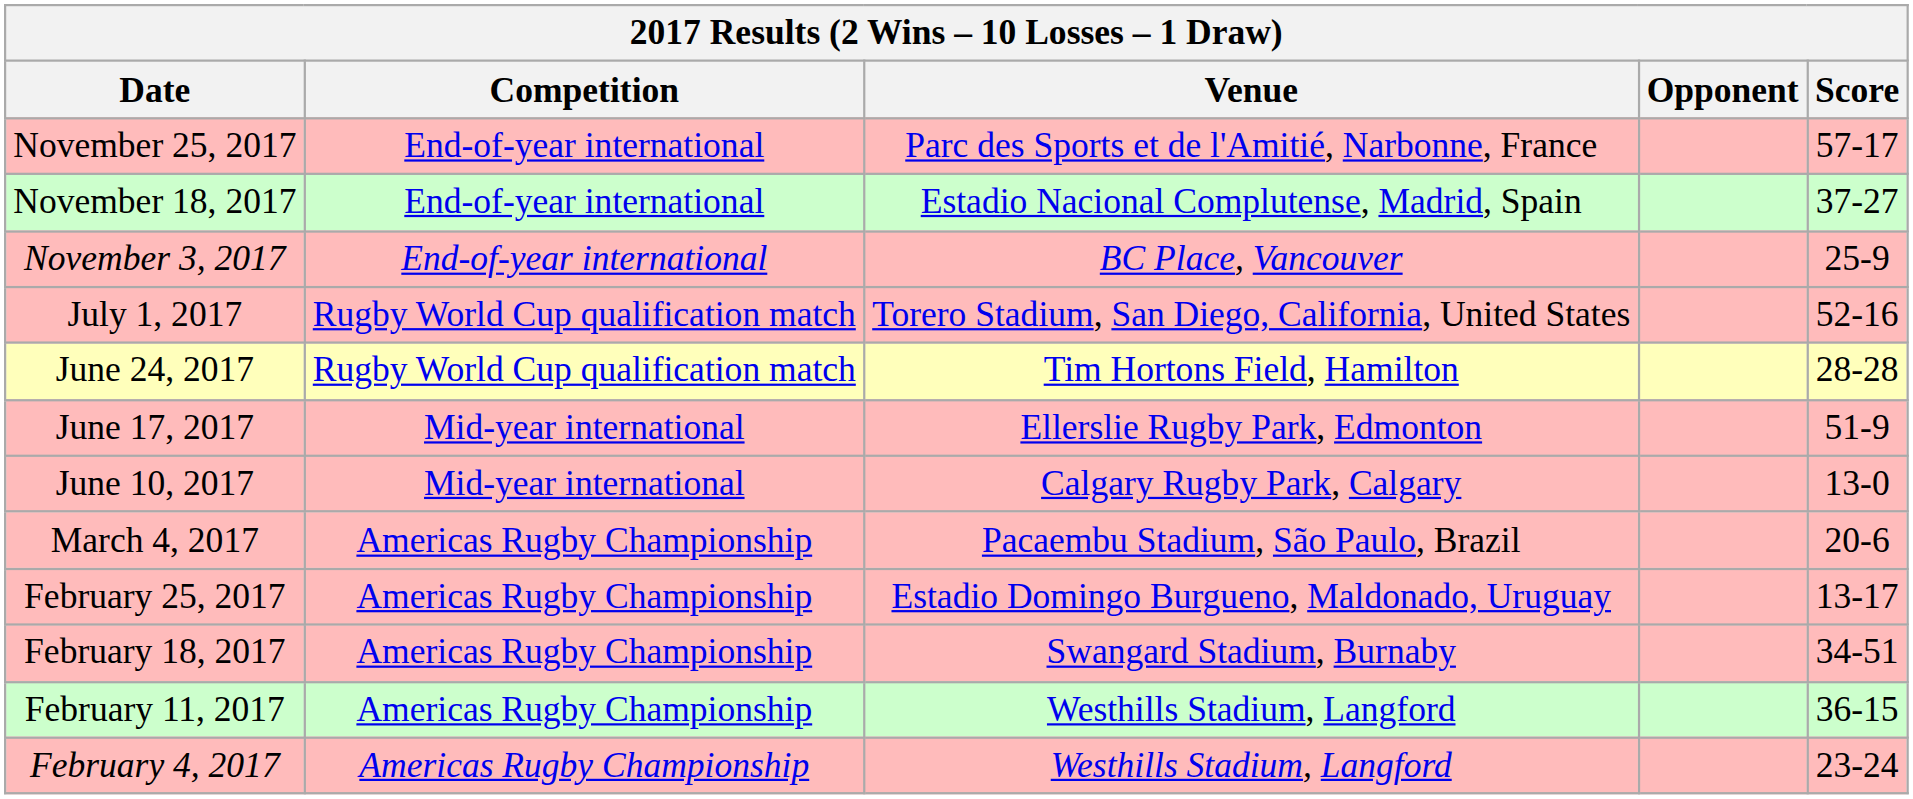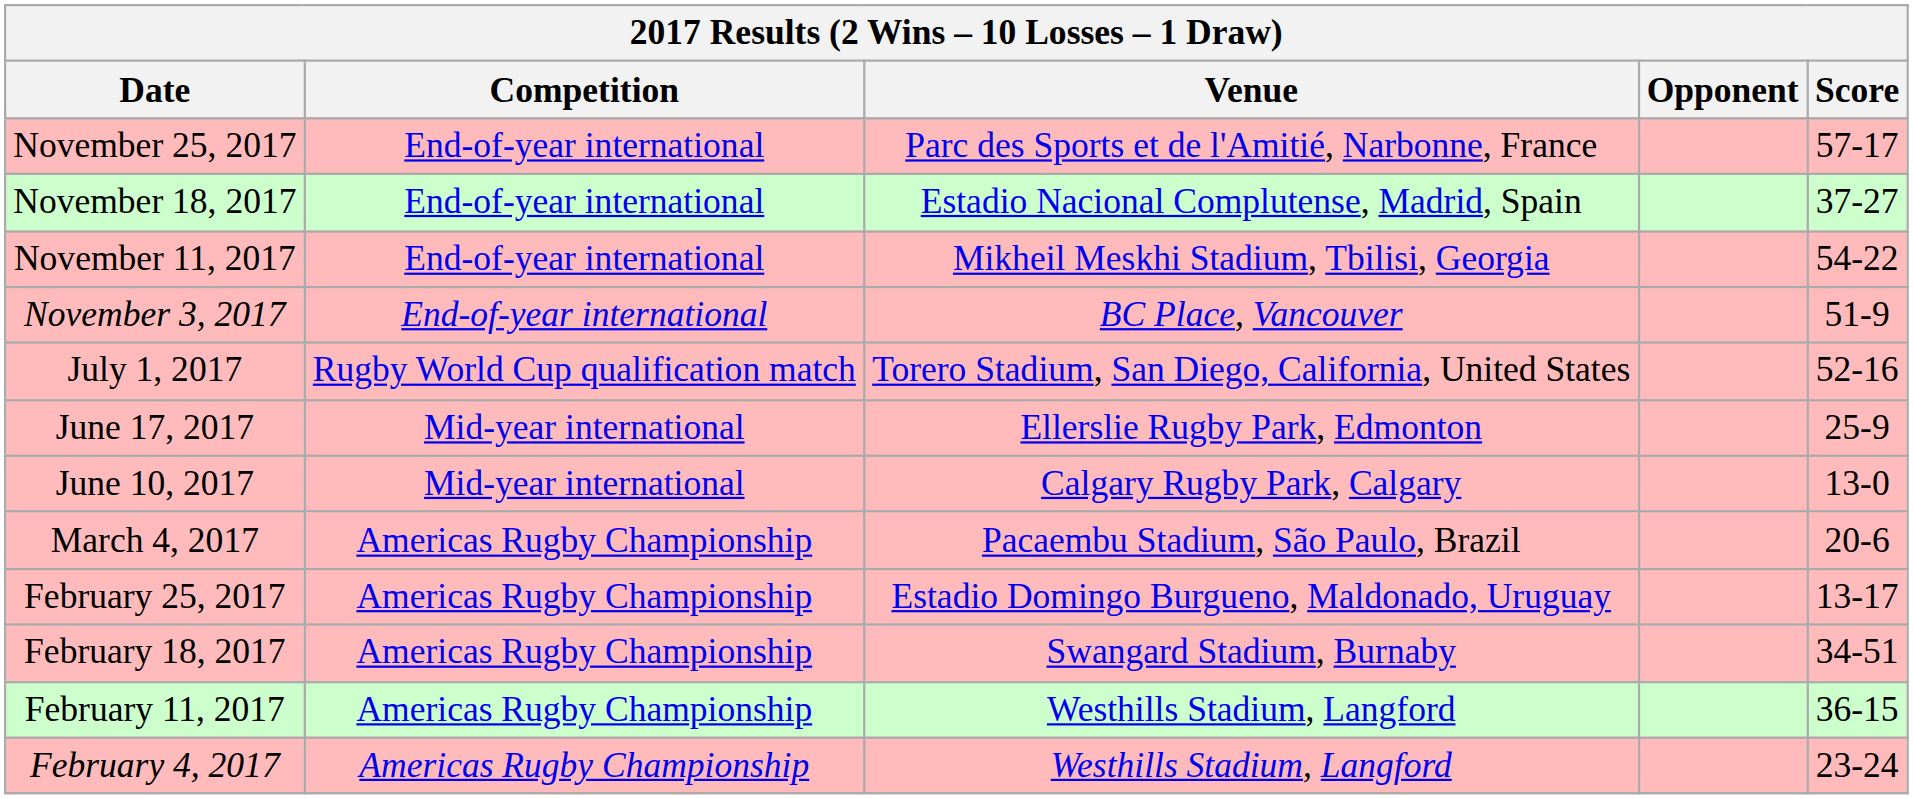+ row: (155, 257)
(1857, 257) 25-9 -> (1857, 314) 51-9
- row: (155, 370)
(1857, 426) 51-9 -> (1857, 426) 25-9
